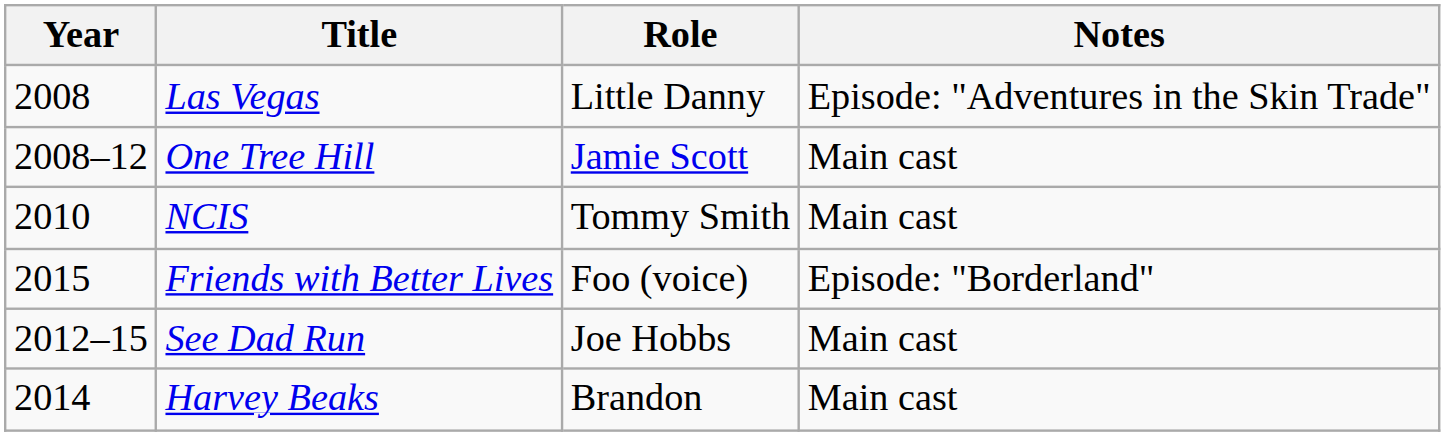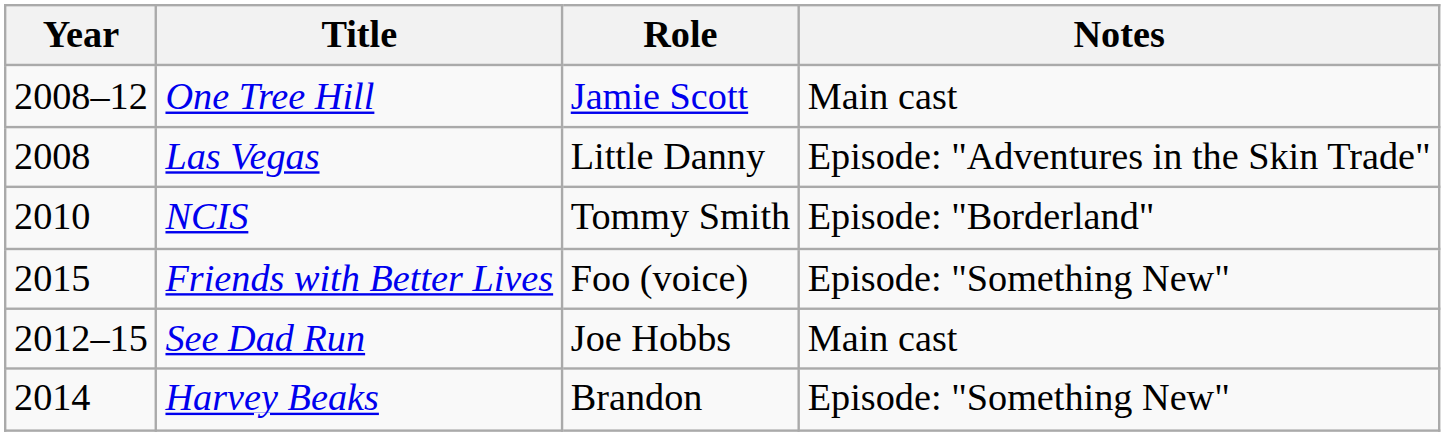rows swapped: (242, 95) <-> (270, 156)
(883, 216) Main cast -> (981, 216) Episode: "Borderland"
(981, 277) Episode: "Borderland" -> (1019, 277) Episode: "Something New"
(883, 398) Main cast -> (1019, 398) Episode: "Something New"
